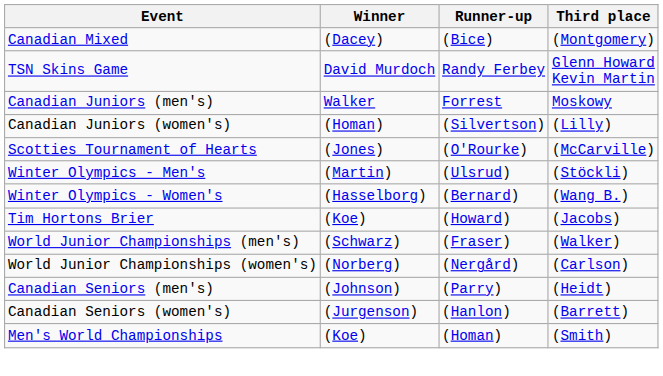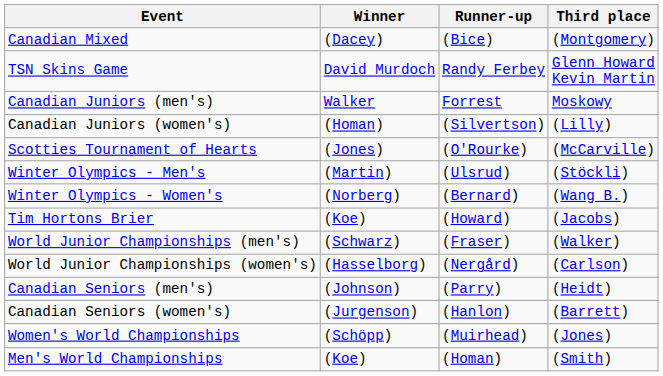(375, 196) (Hasselborg) -> (362, 196) (Norberg)
(362, 266) (Norberg) -> (375, 266) (Hasselborg)
+ row: (124, 336)
